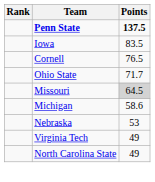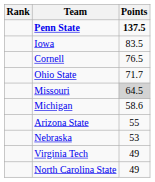+ row: (61, 122)
